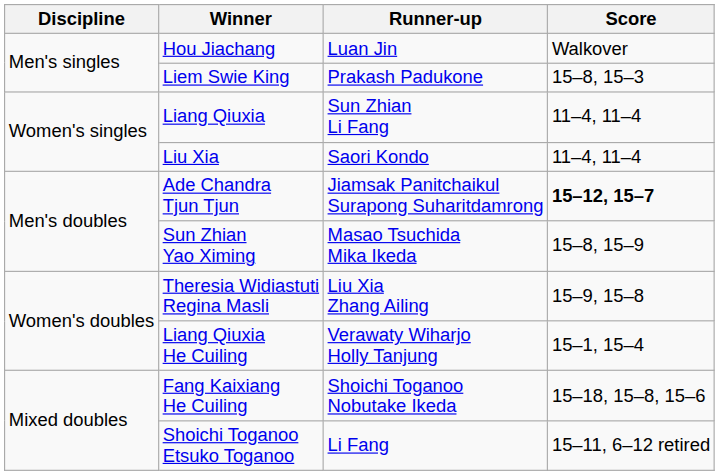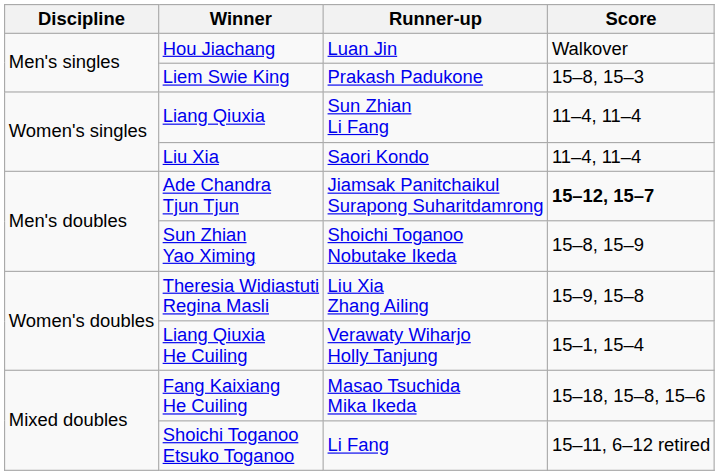(394, 245) Masao Tsuchida Mika Ikeda -> (395, 245) Shoichi Toganoo Nobutake Ikeda
(395, 395) Shoichi Toganoo Nobutake Ikeda -> (394, 395) Masao Tsuchida Mika Ikeda
